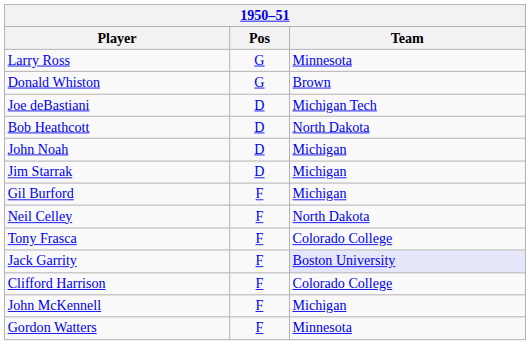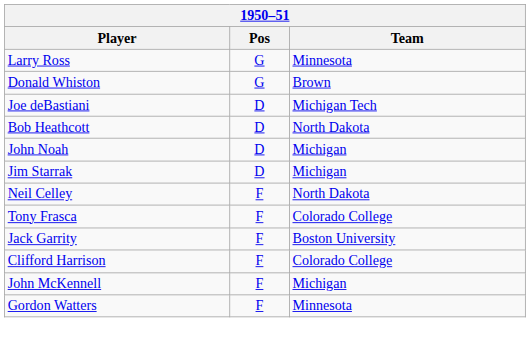- row: (41, 194)
(344, 261) lavender background -> (344, 238) no background
